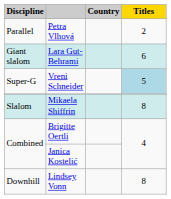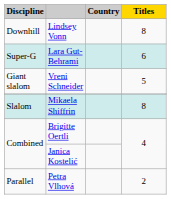rows swapped: (62, 181) <-> (61, 31)
(18, 56) Giant slalom -> (21, 56) Super-G
(21, 81) Super-G -> (18, 81) Giant slalom
(144, 81) lightblue background -> (144, 81) no background
